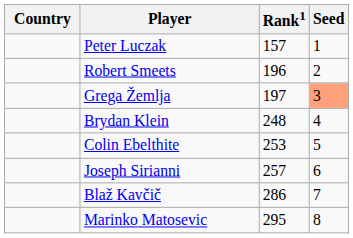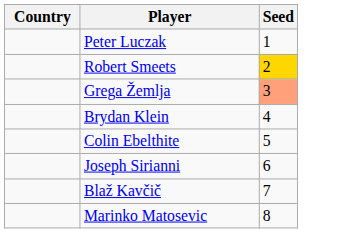- column: (284, 19)
(317, 70) no background -> (267, 66) gold background
